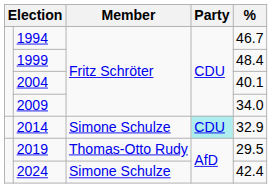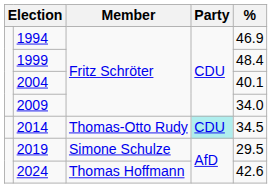(250, 37) 46.7 -> (250, 37) 46.9
(120, 127) Simone Schulze -> (128, 127) Thomas-Otto Rudy
(250, 127) 32.9 -> (250, 127) 34.5
(128, 149) Thomas-Otto Rudy -> (120, 149) Simone Schulze
(120, 171) Simone Schulze -> (127, 171) Thomas Hoffmann
(250, 171) 42.4 -> (250, 171) 42.6
